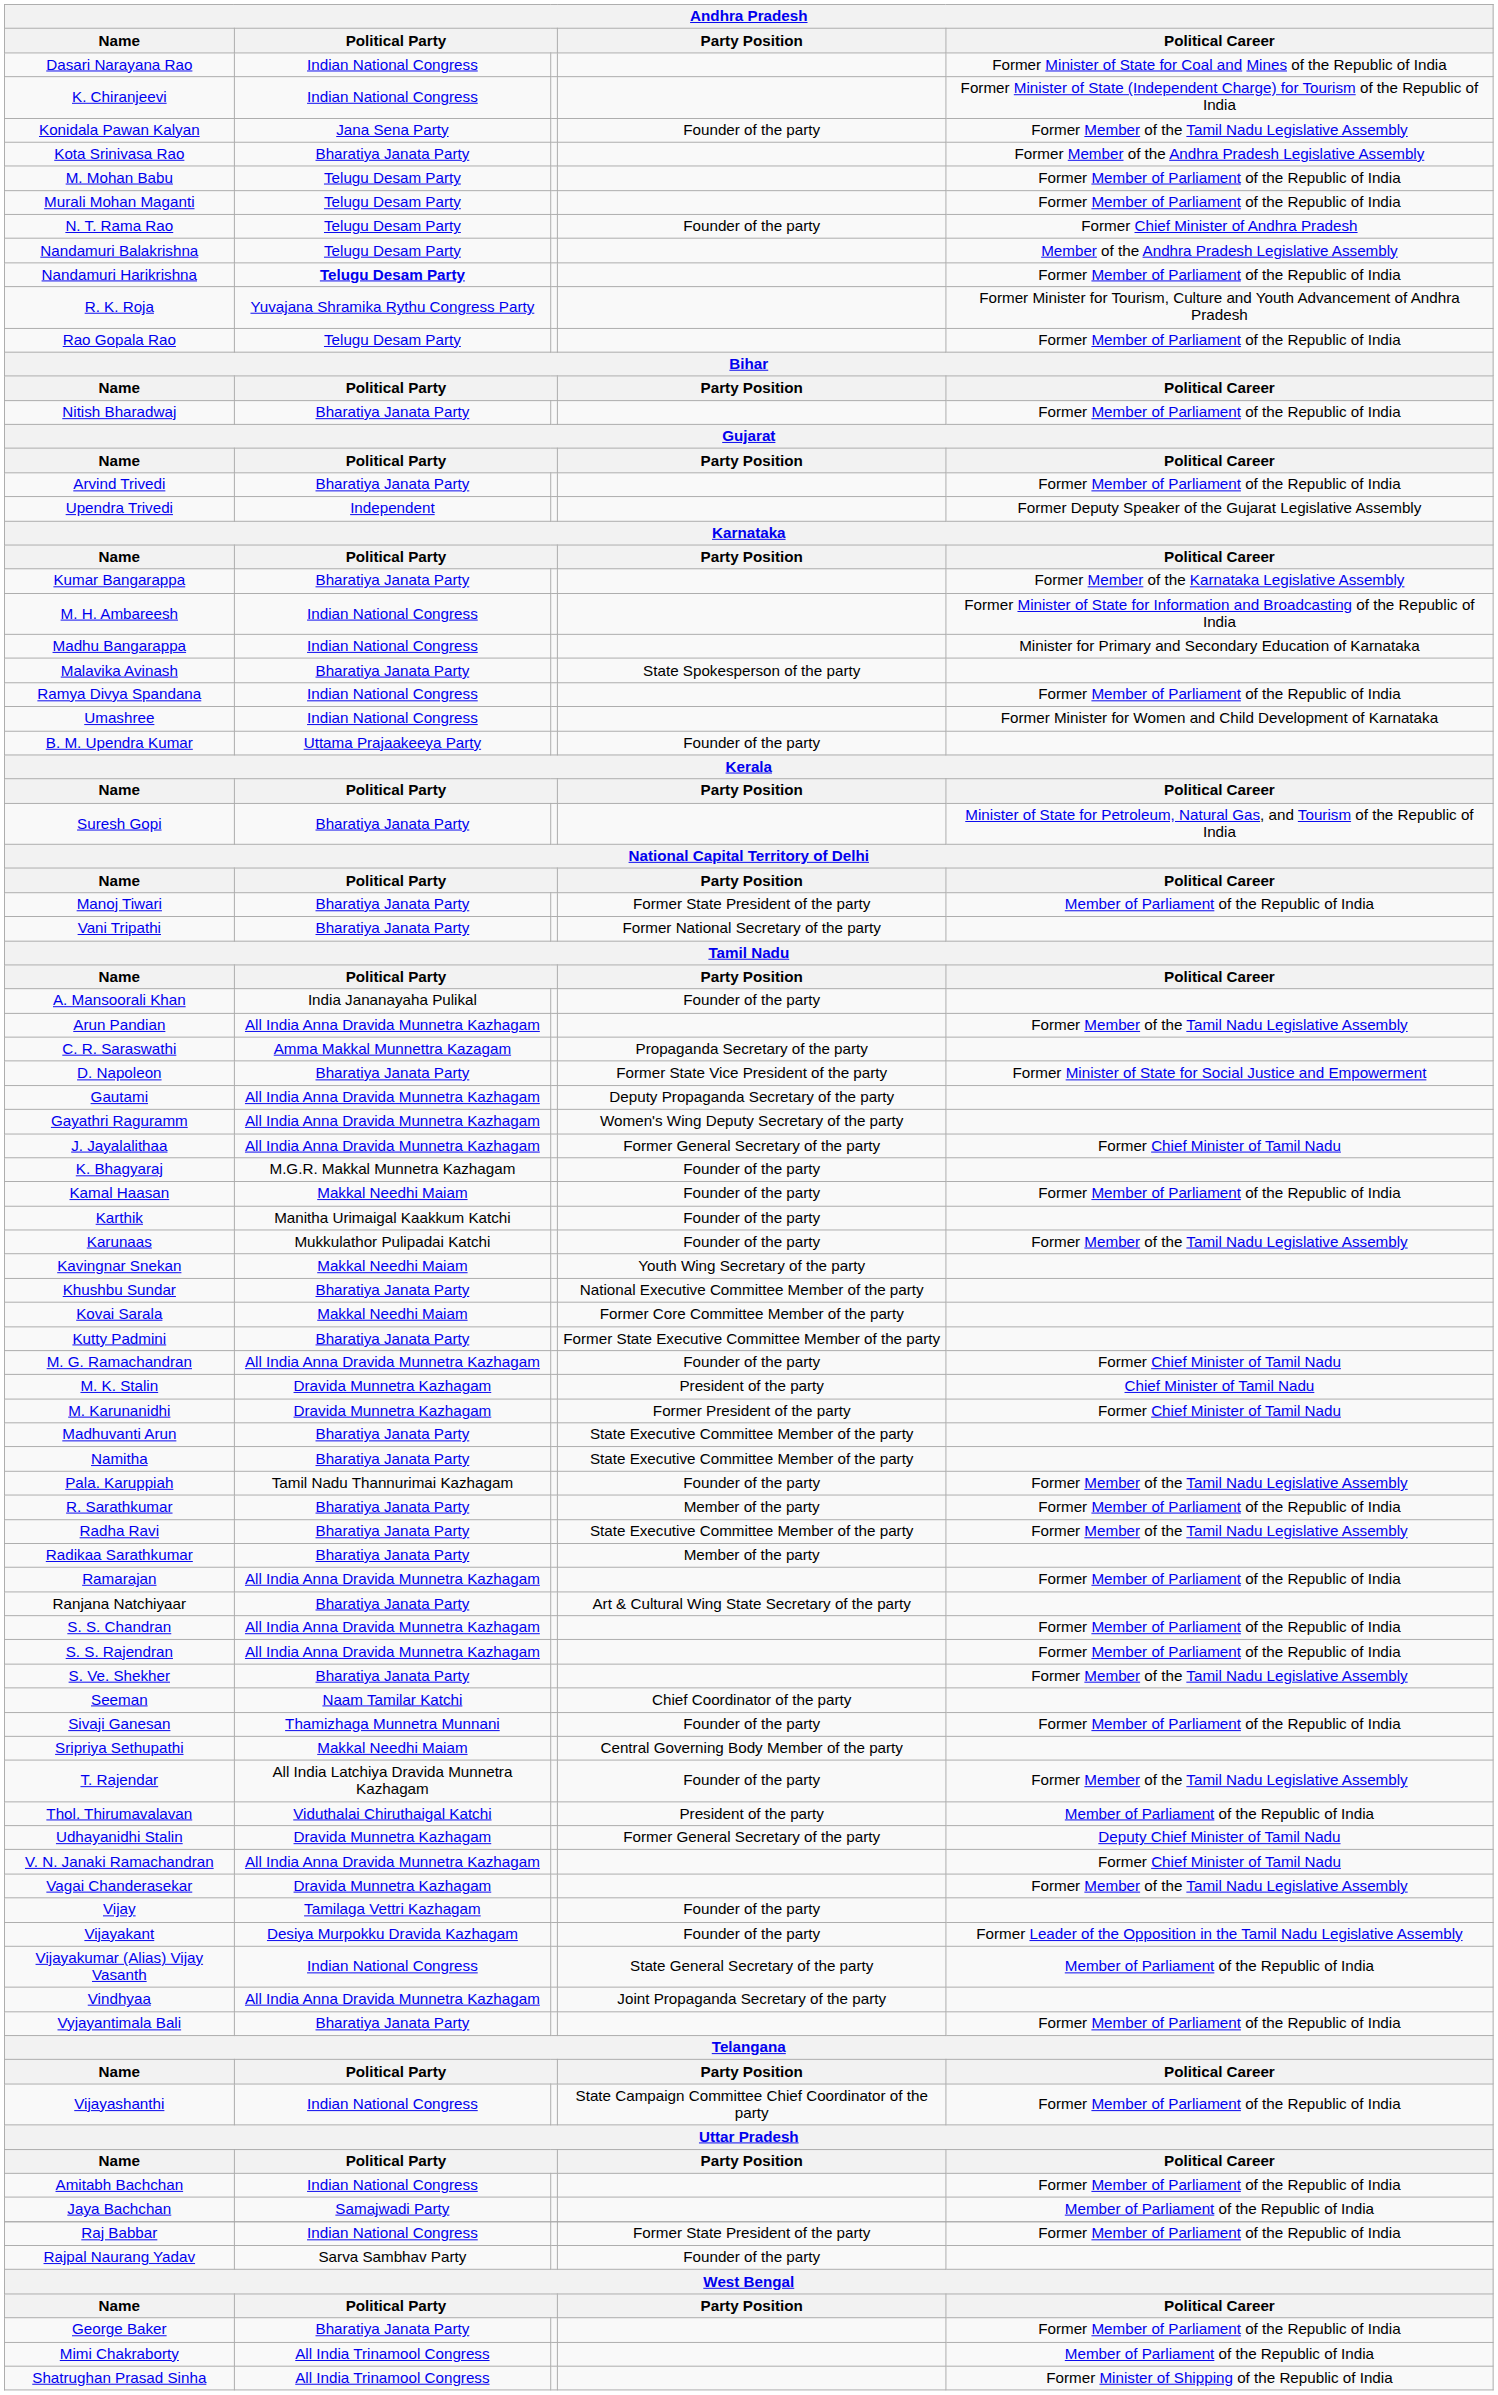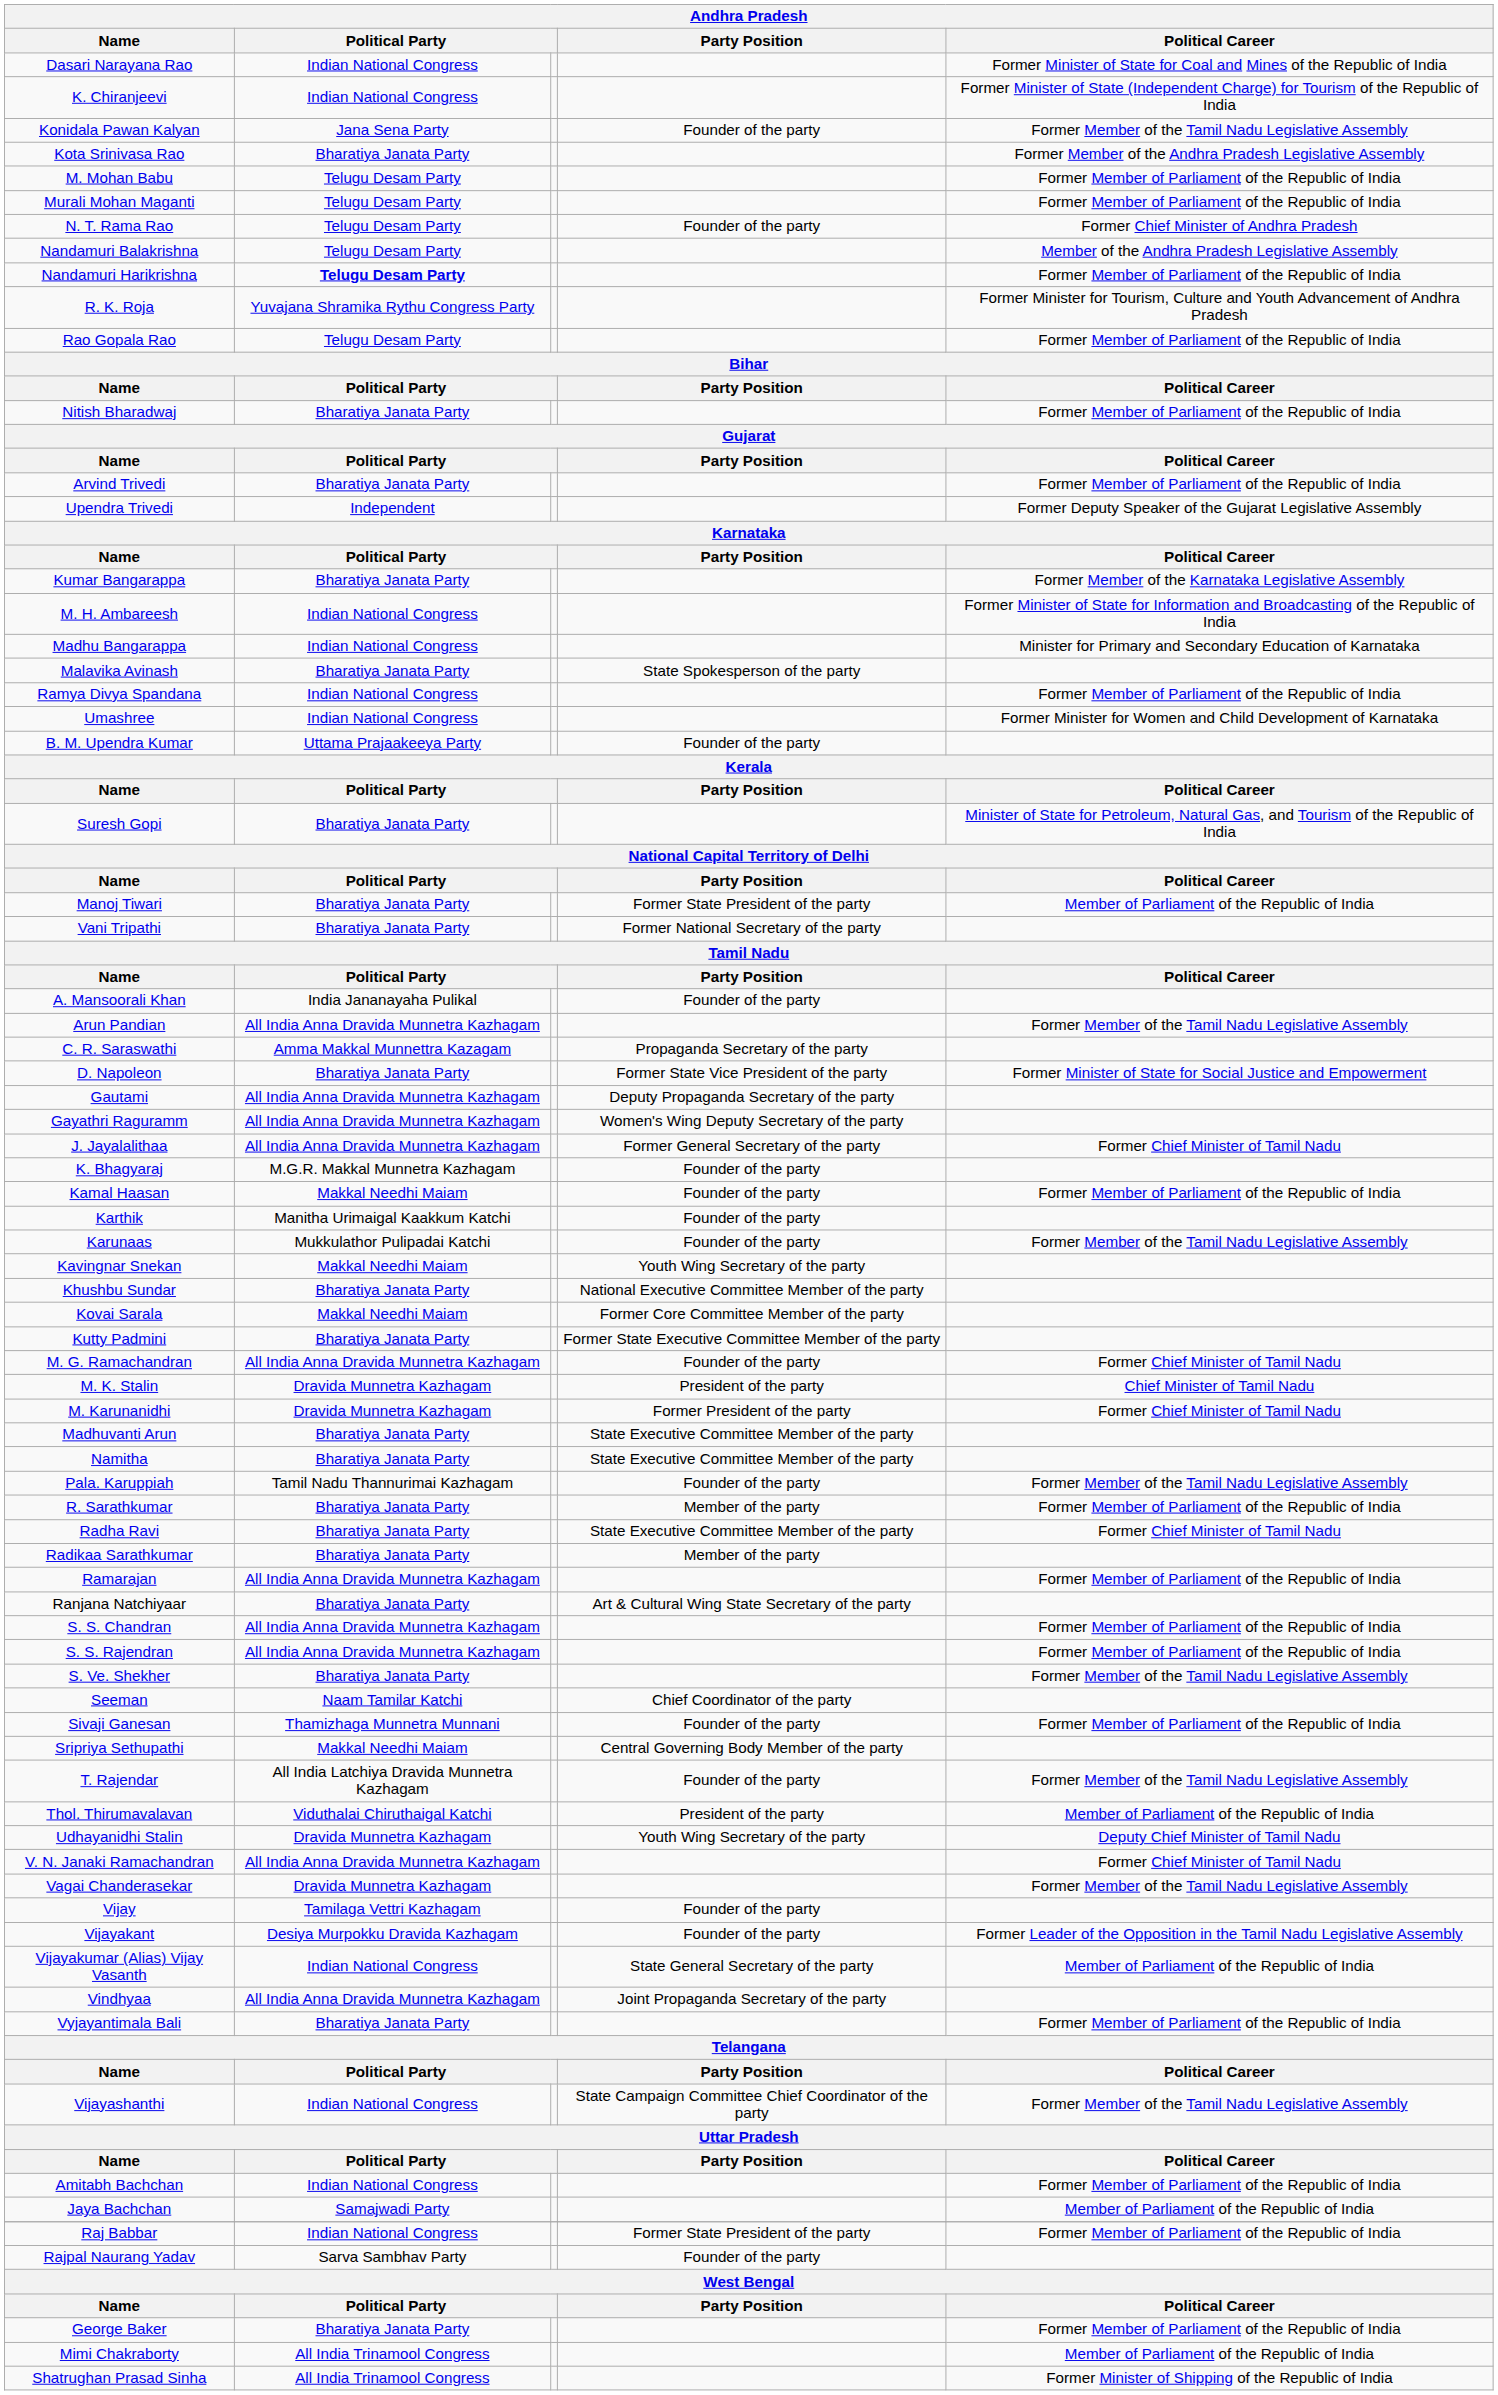(1219, 1531) Former Member of the Tamil Nadu Legislative Assembly -> (1219, 1531) Former Chief Minister of Tamil Nadu
(752, 1837) Former General Secretary of the party -> (752, 1837) Youth Wing Secretary of the party
(1219, 2104) Former Member of Parliament of the Republic of India -> (1219, 2104) Former Member of the Tamil Nadu Legislative Assembly
